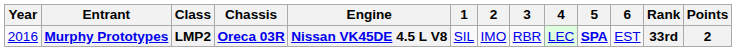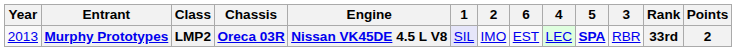columns swapped: (527, 15) <-> (627, 15)
(23, 36) 2016 -> (23, 36) 2013
(464, 36) no background -> (464, 36) lavender background
